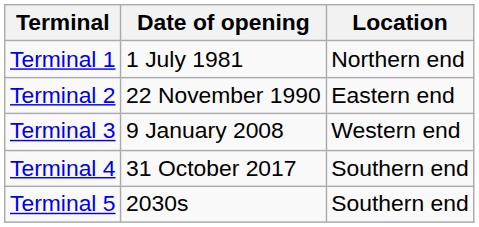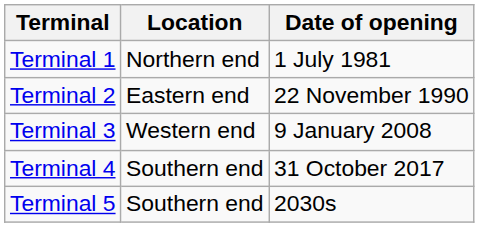columns swapped: (223, 22) <-> (400, 22)
